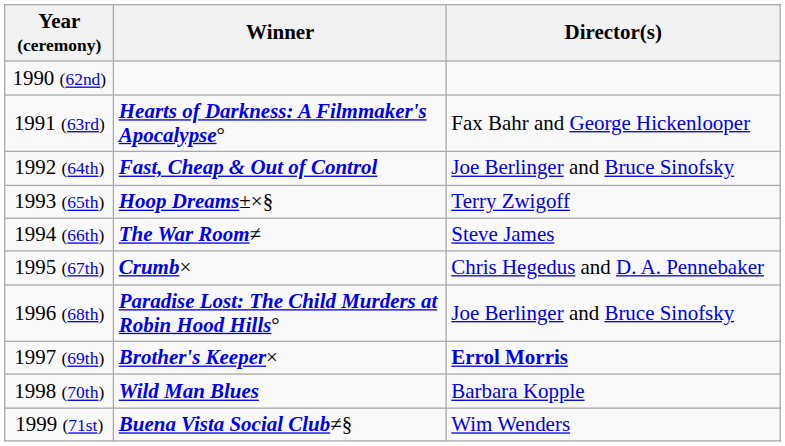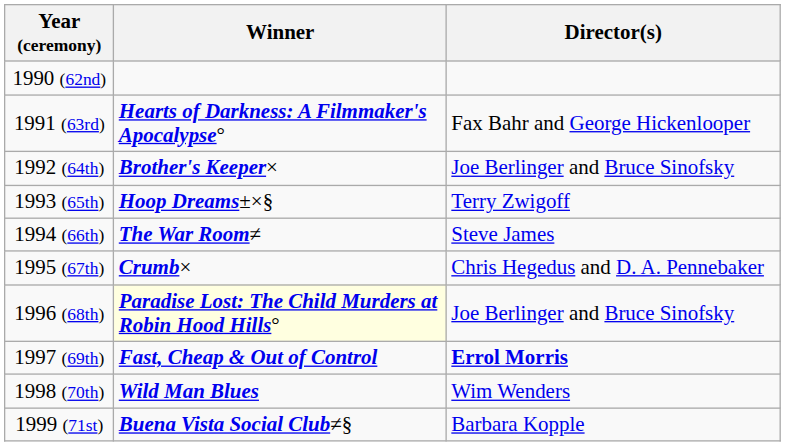(248, 168) Fast, Cheap & Out of Control -> (198, 168) Brother's Keeper×
(278, 312) no background -> (278, 312) lightyellow background
(198, 357) Brother's Keeper× -> (248, 357) Fast, Cheap & Out of Control
(518, 391) Barbara Kopple -> (511, 391) Wim Wenders
(511, 424) Wim Wenders -> (518, 424) Barbara Kopple
